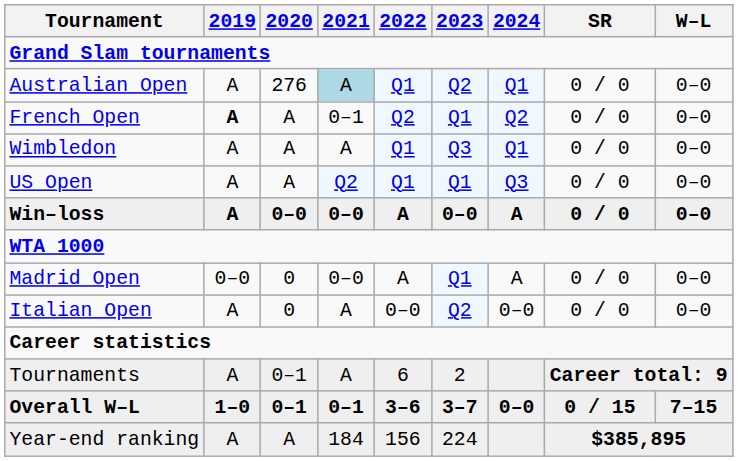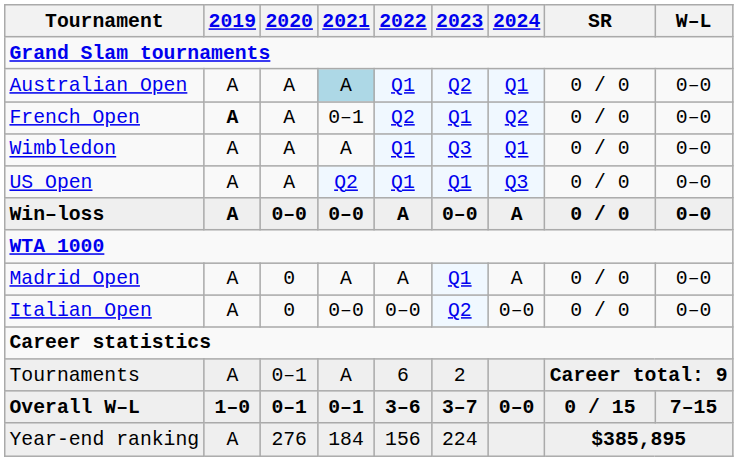(289, 85) 276 -> (289, 85) A
(232, 279) 0–0 -> (232, 279) A
(346, 279) 0–0 -> (346, 279) A
(346, 311) A -> (346, 311) 0–0
(289, 440) A -> (289, 440) 276
